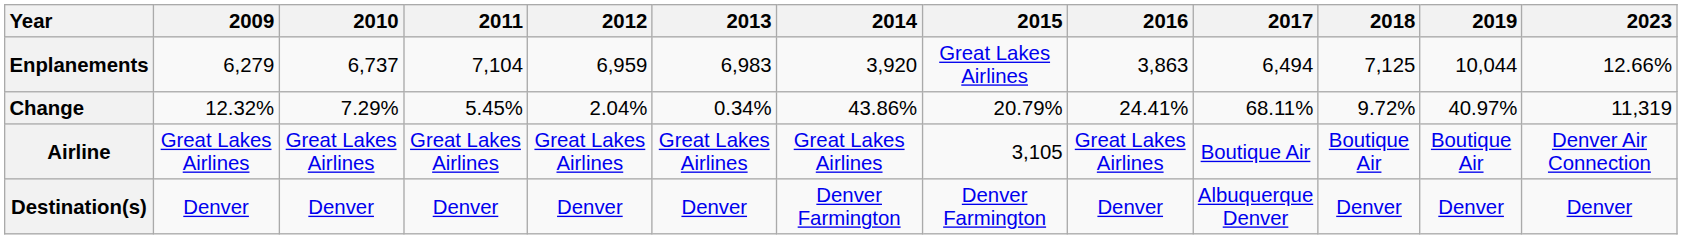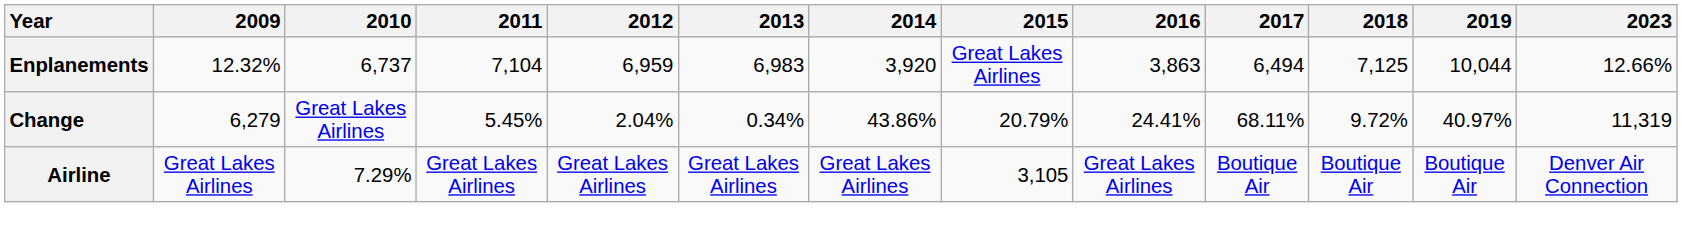(249, 65) 6,279 -> (246, 65) 12.32%
(240, 108) 12.32% -> (255, 120) 6,279
(370, 108) 7.29% -> (351, 120) Great Lakes Airlines
(341, 152) Great Lakes Airlines -> (383, 175) 7.29%
- row: (79, 207)
